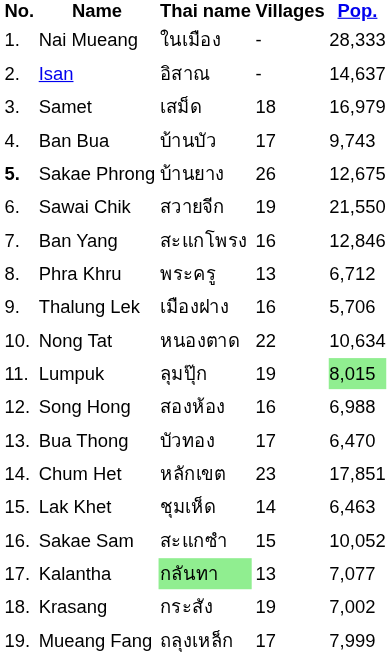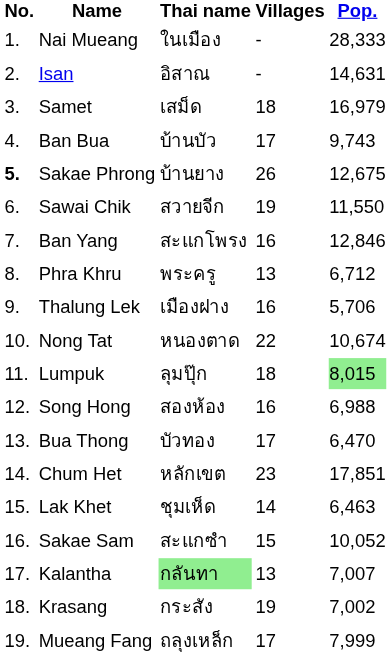(357, 73) 14,637 -> (357, 73) 14,631
(357, 206) 21,550 -> (357, 206) 11,550
(357, 340) 10,634 -> (357, 340) 10,674
(266, 373) 19 -> (266, 373) 18
(352, 573) 7,077 -> (352, 573) 7,007
